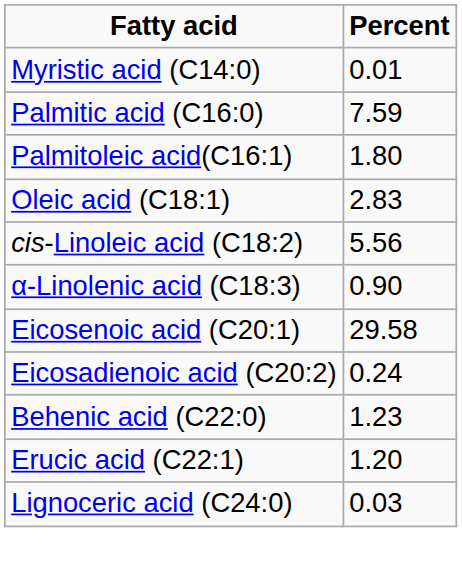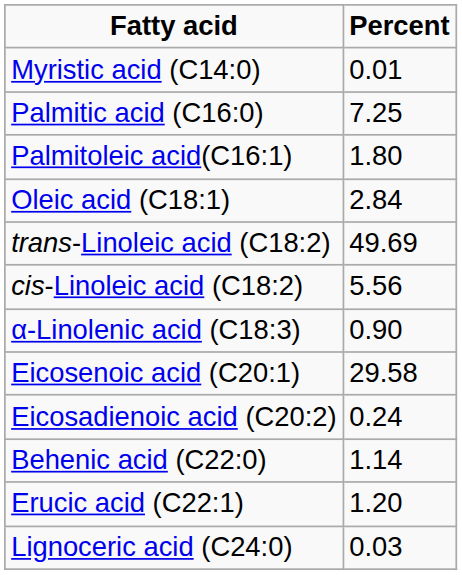(376, 112) 7.59 -> (376, 112) 7.25
(376, 199) 2.83 -> (376, 199) 2.84
+ row: (171, 243)
(376, 416) 1.23 -> (376, 460) 1.14
